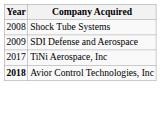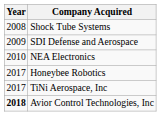+ row: (63, 57)
+ row: (68, 73)
